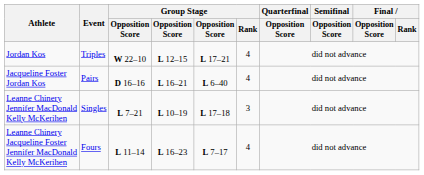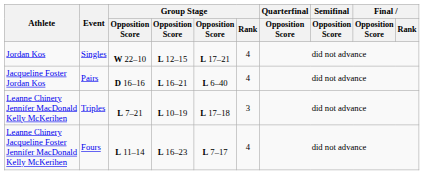(93, 54) Triples -> (94, 54) Singles
(94, 108) Singles -> (93, 108) Triples
